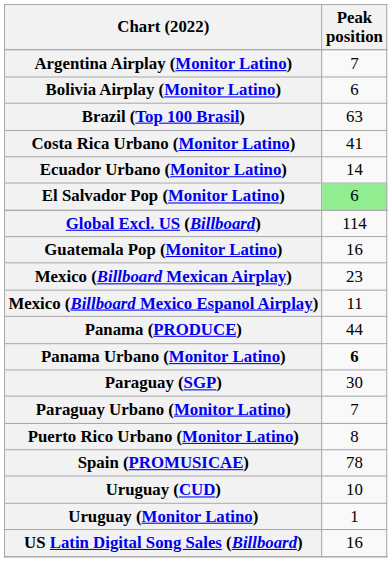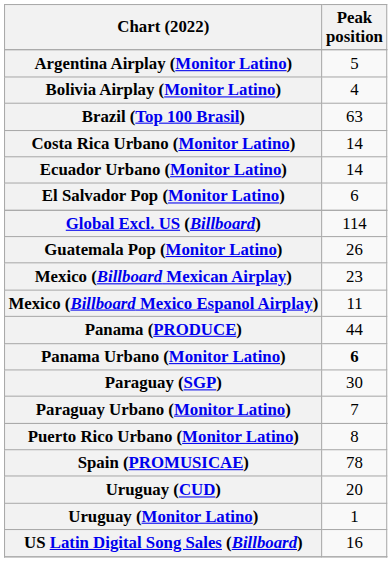(354, 63) 7 -> (354, 63) 5
(354, 90) 6 -> (354, 90) 4
(354, 143) 41 -> (354, 143) 14
(354, 196) lightgreen background -> (354, 196) no background
(354, 249) 16 -> (354, 249) 26
(354, 489) 10 -> (354, 489) 20
